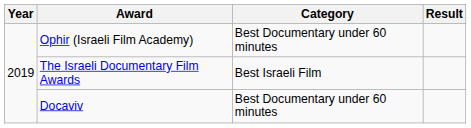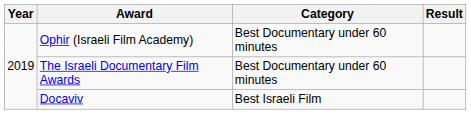(278, 73) Best Israeli Film -> (311, 73) Best Documentary under 60 minutes
(311, 106) Best Documentary under 60 minutes -> (278, 99) Best Israeli Film
